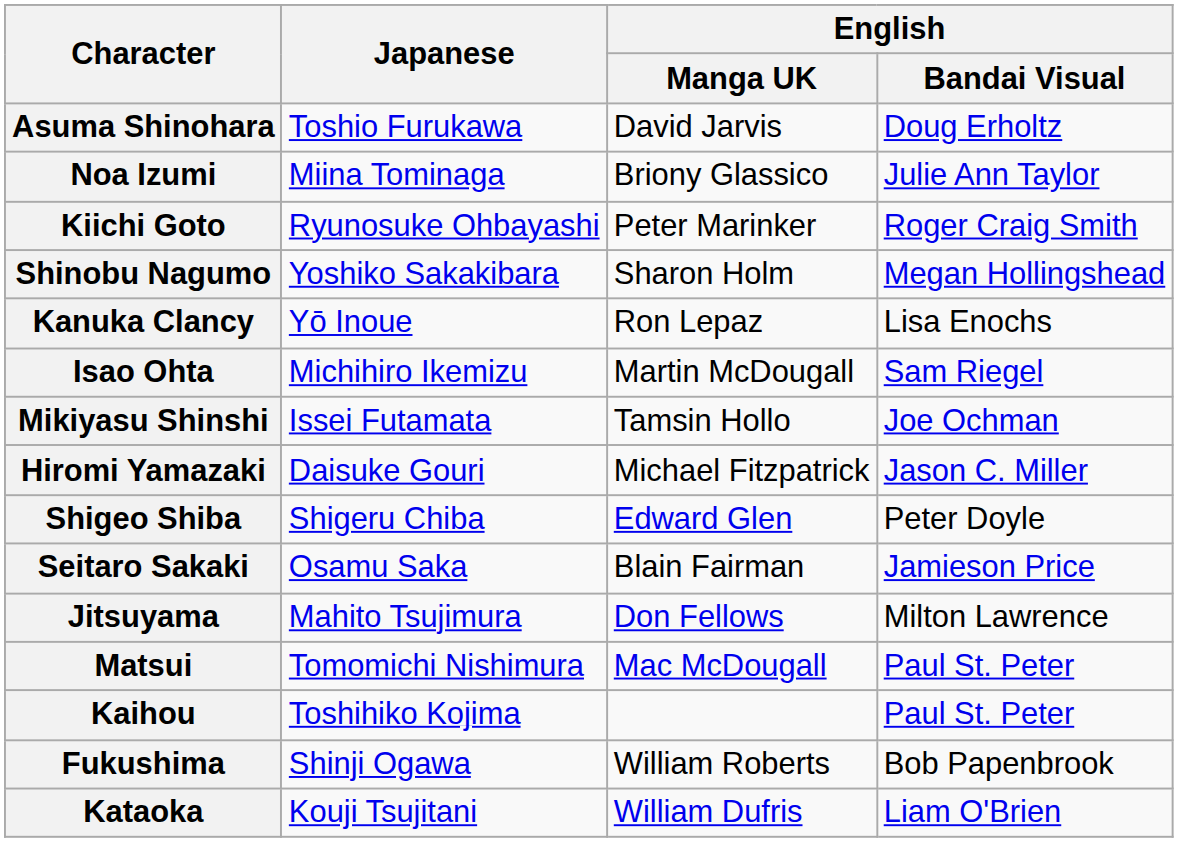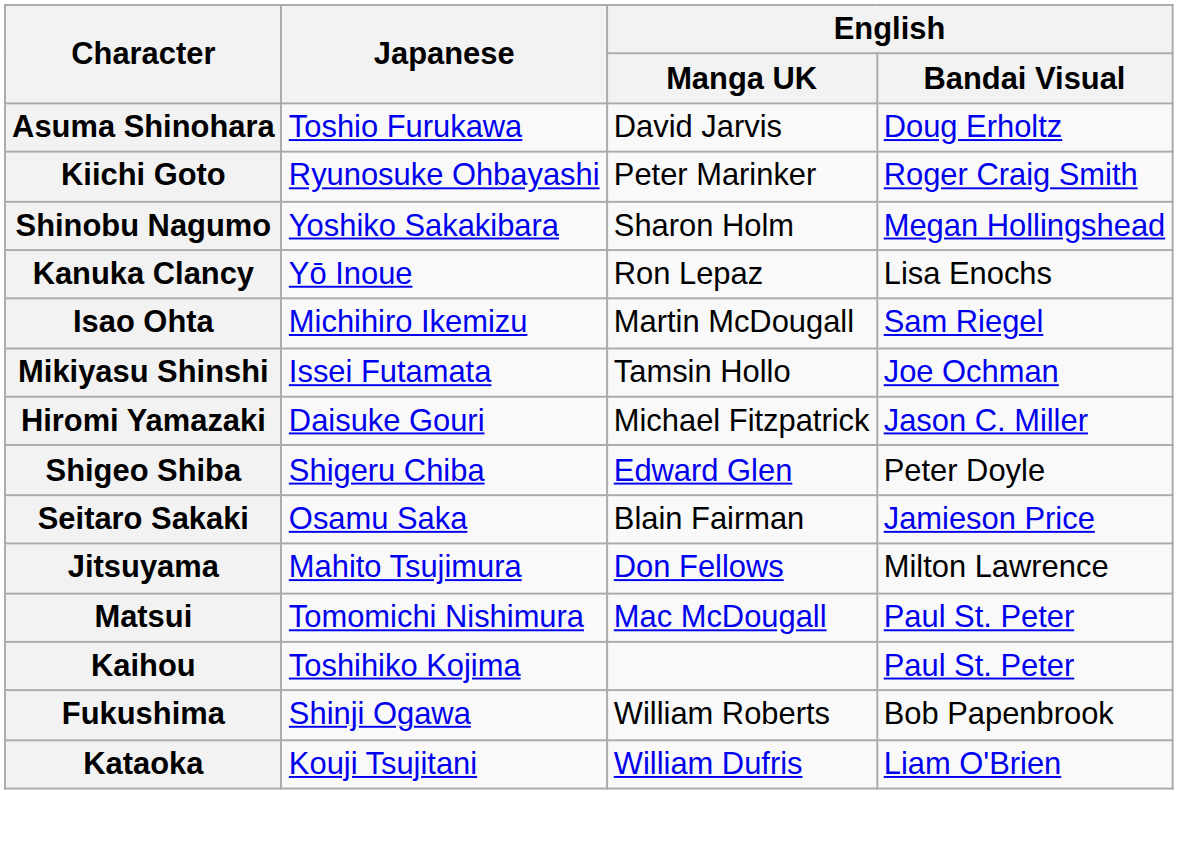- row: (143, 175)
